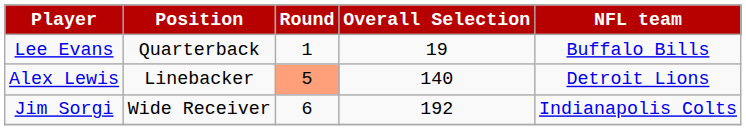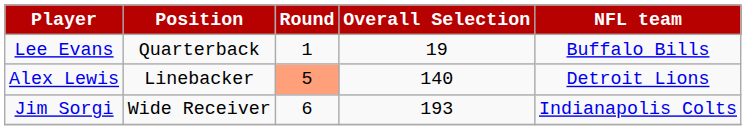(437, 109) 192 -> (437, 109) 193
